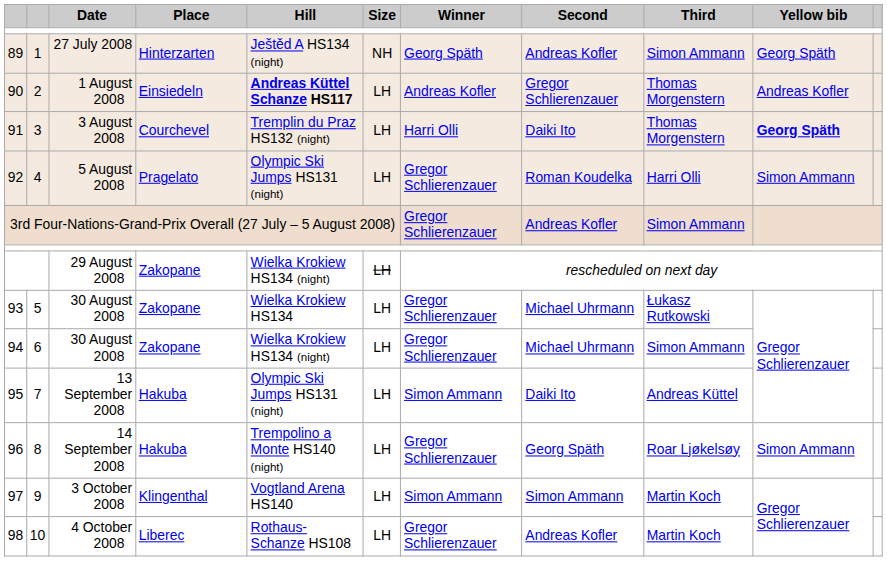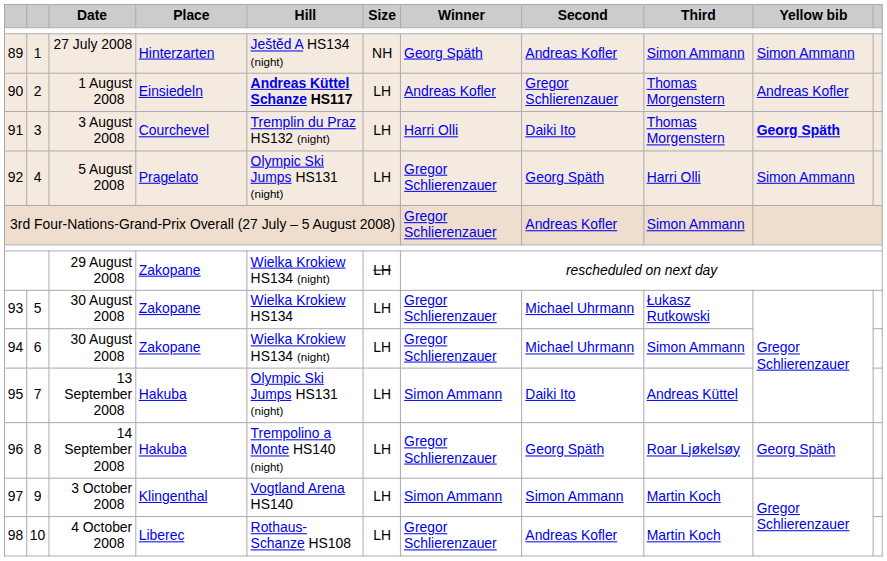(796, 52) Georg Späth -> (806, 52) Simon Ammann
(579, 177) Roman Koudelka -> (565, 177) Georg Späth
(806, 449) Simon Ammann -> (796, 449) Georg Späth
